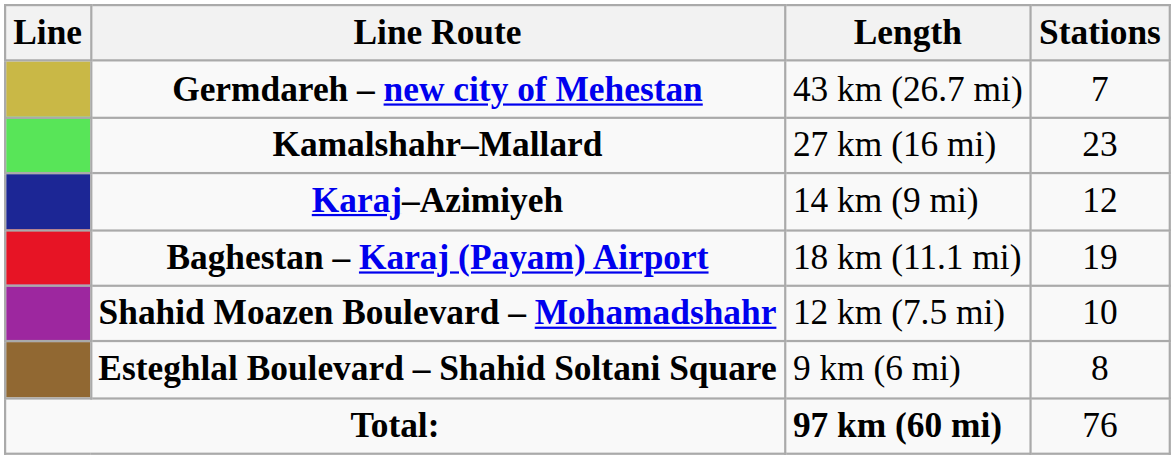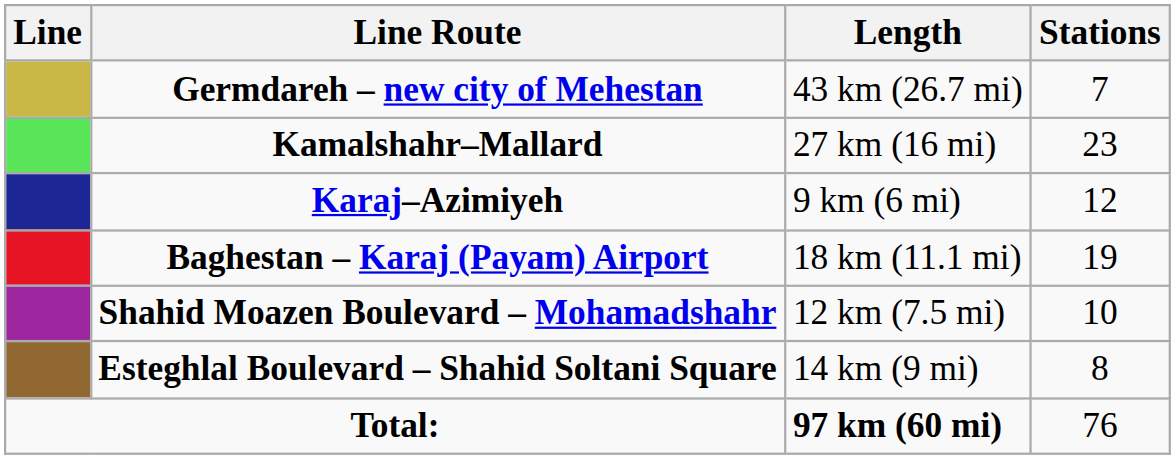(886, 200) 14 km (9 mi) -> (877, 200) 9 km (6 mi)
(877, 369) 9 km (6 mi) -> (886, 369) 14 km (9 mi)
